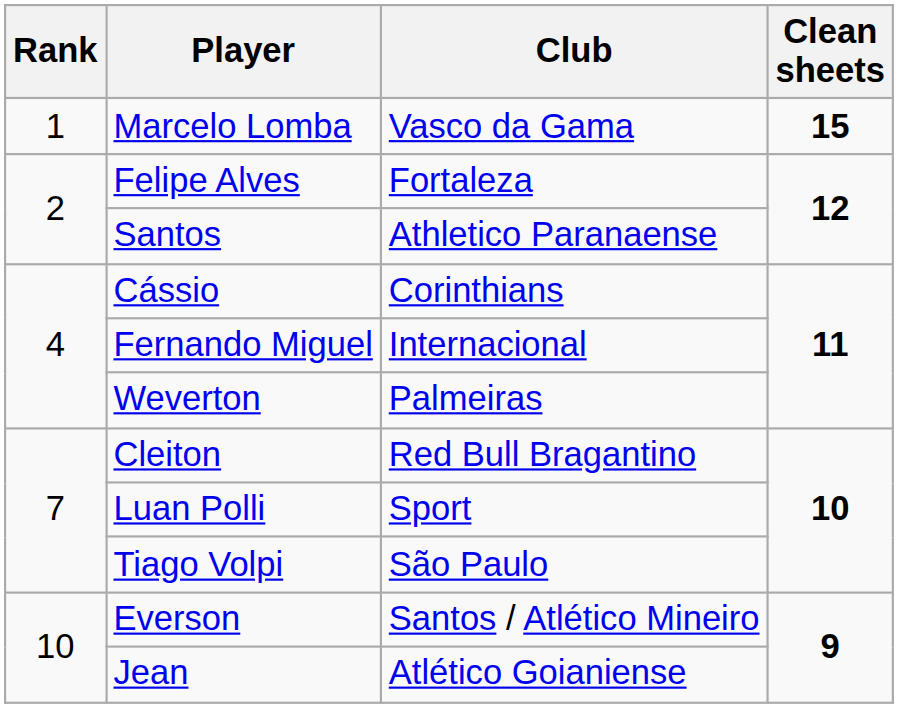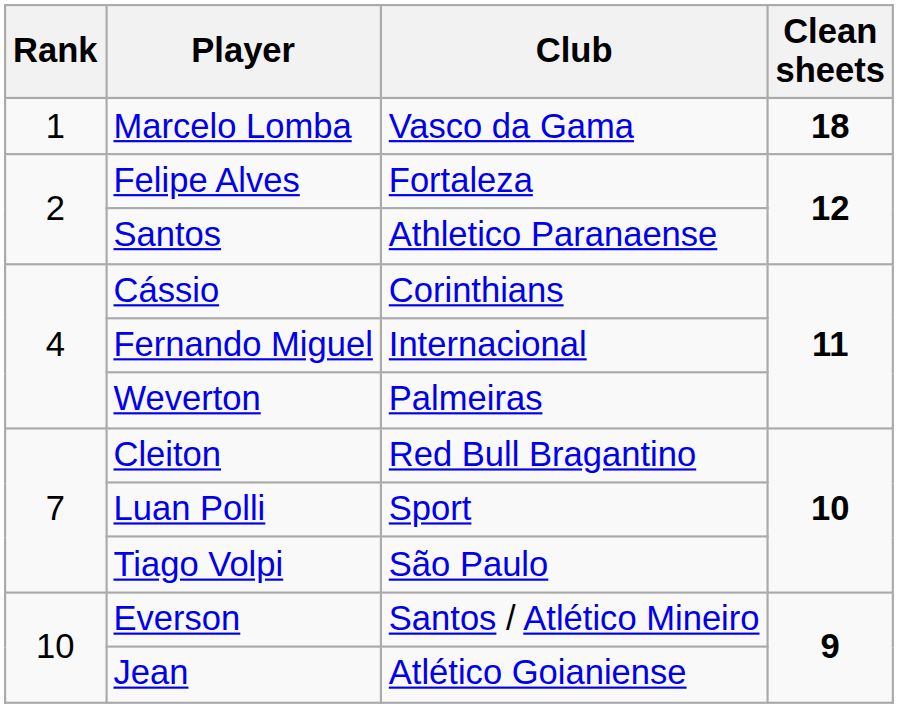(830, 125) 15 -> (830, 125) 18
